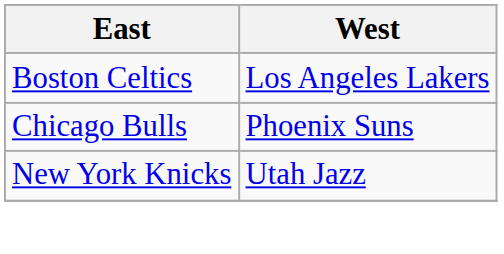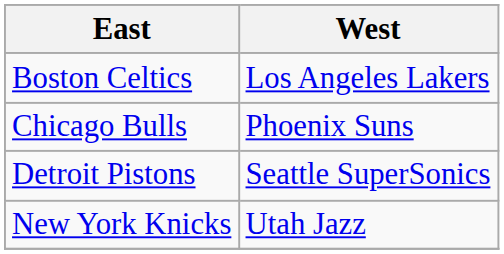+ row: (104, 175)
